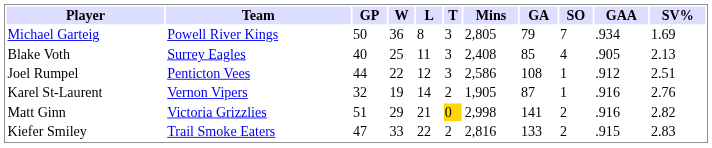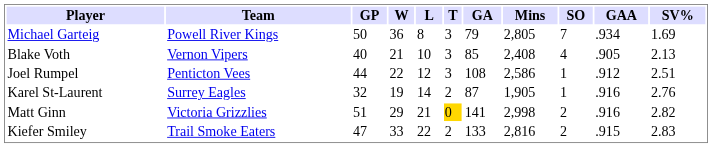columns swapped: (491, 15) <-> (539, 15)
(206, 54) Surrey Eagles -> (207, 54) Vernon Vipers
(397, 54) 25 -> (397, 54) 21
(424, 54) 11 -> (424, 54) 10
(207, 92) Vernon Vipers -> (206, 92) Surrey Eagles
